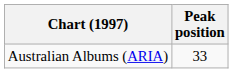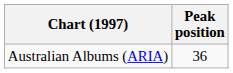(200, 56) 33 -> (200, 56) 36
